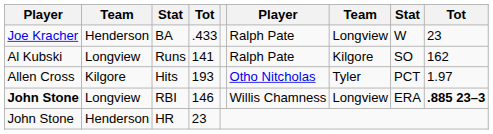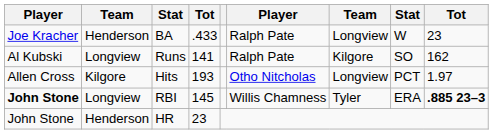(347, 77) Tyler -> (360, 77) Longview
(203, 98) 146 -> (203, 98) 145
(360, 98) Longview -> (347, 98) Tyler
